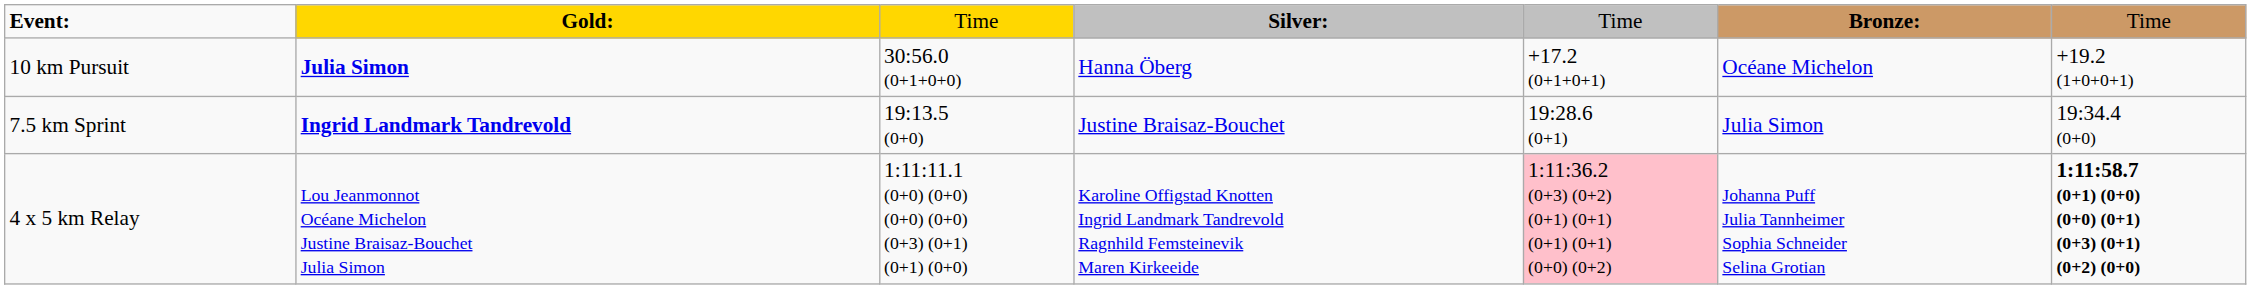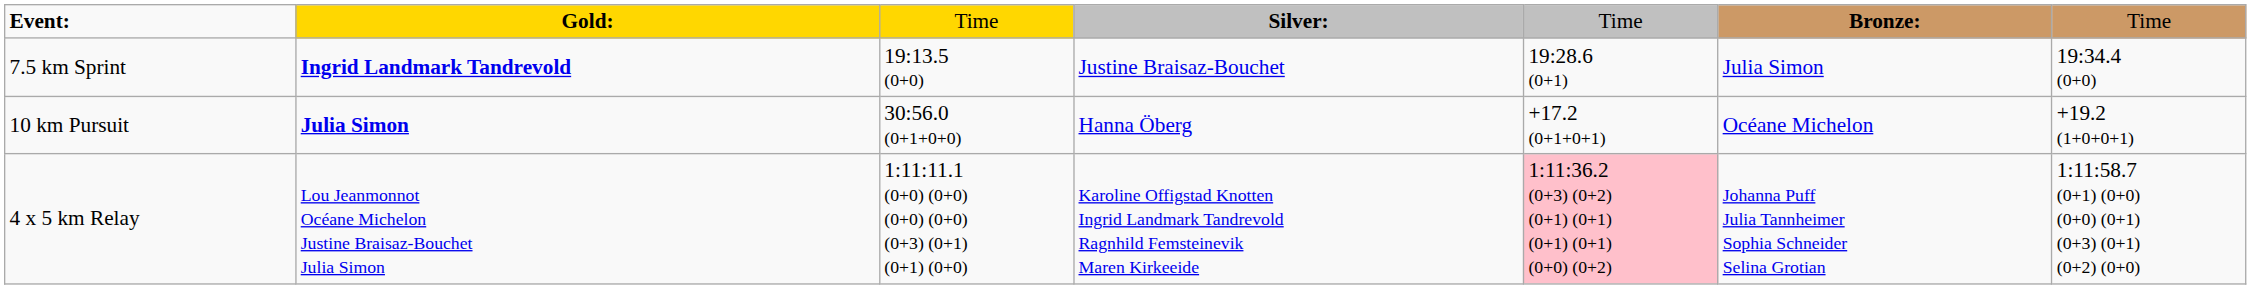rows swapped: (68, 124) <-> (69, 67)
(2098, 218) bold -> (2099, 218) normal
